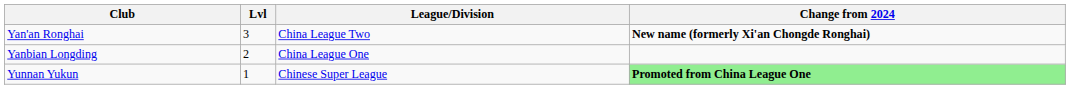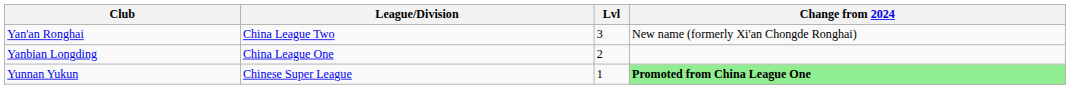columns swapped: (452, 14) <-> (258, 14)
(751, 34) bold -> (744, 34) normal
